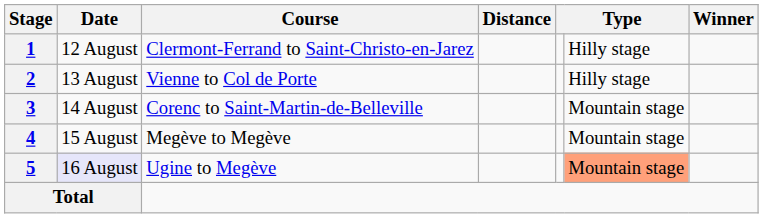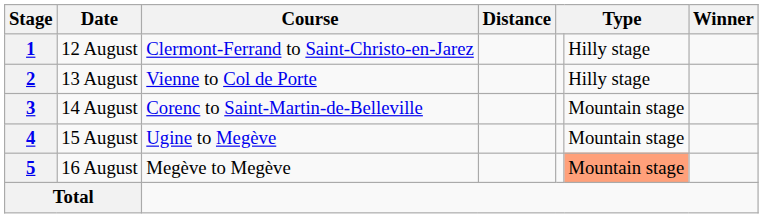(219, 138) Megève to Megève -> (211, 138) Ugine to Megève
(99, 167) lavender background -> (99, 167) no background
(211, 167) Ugine to Megève -> (219, 167) Megève to Megève
